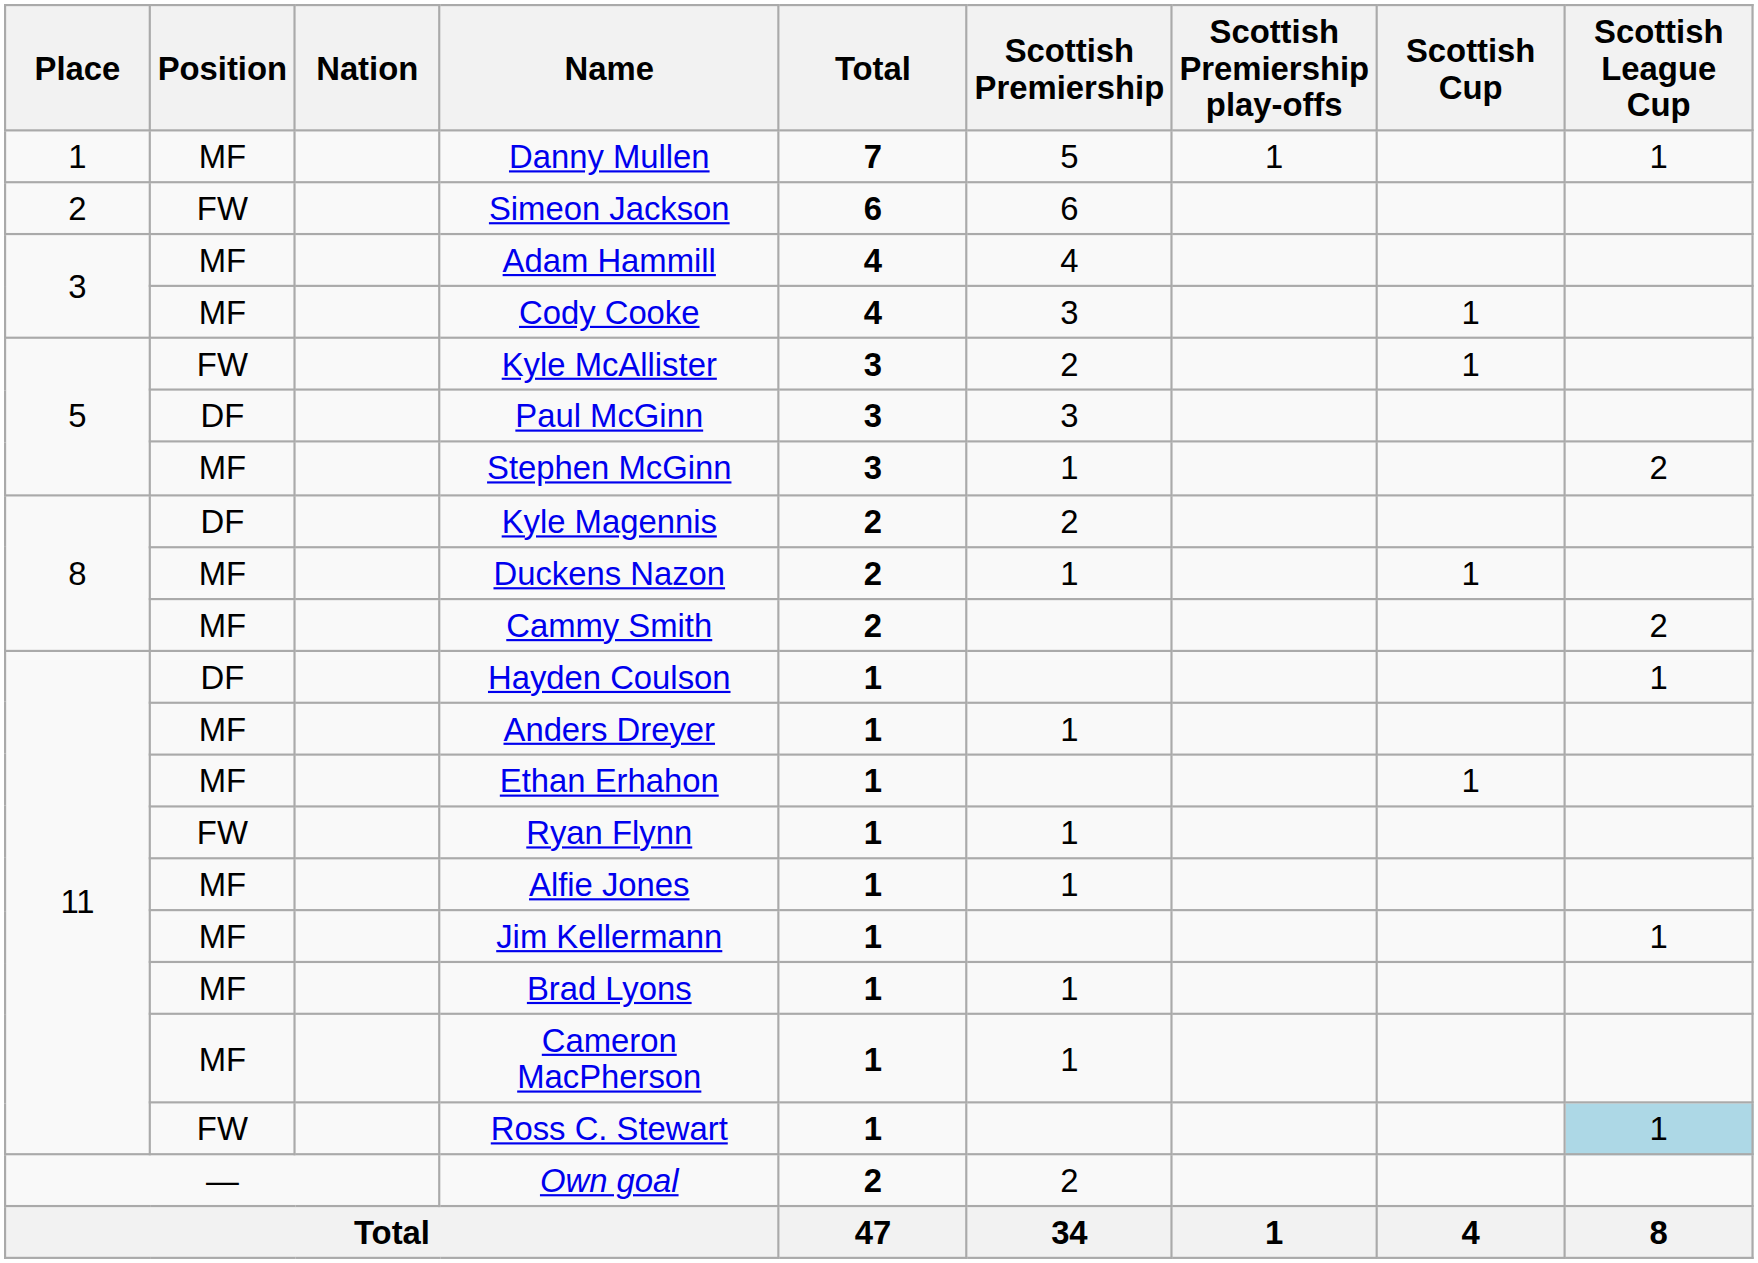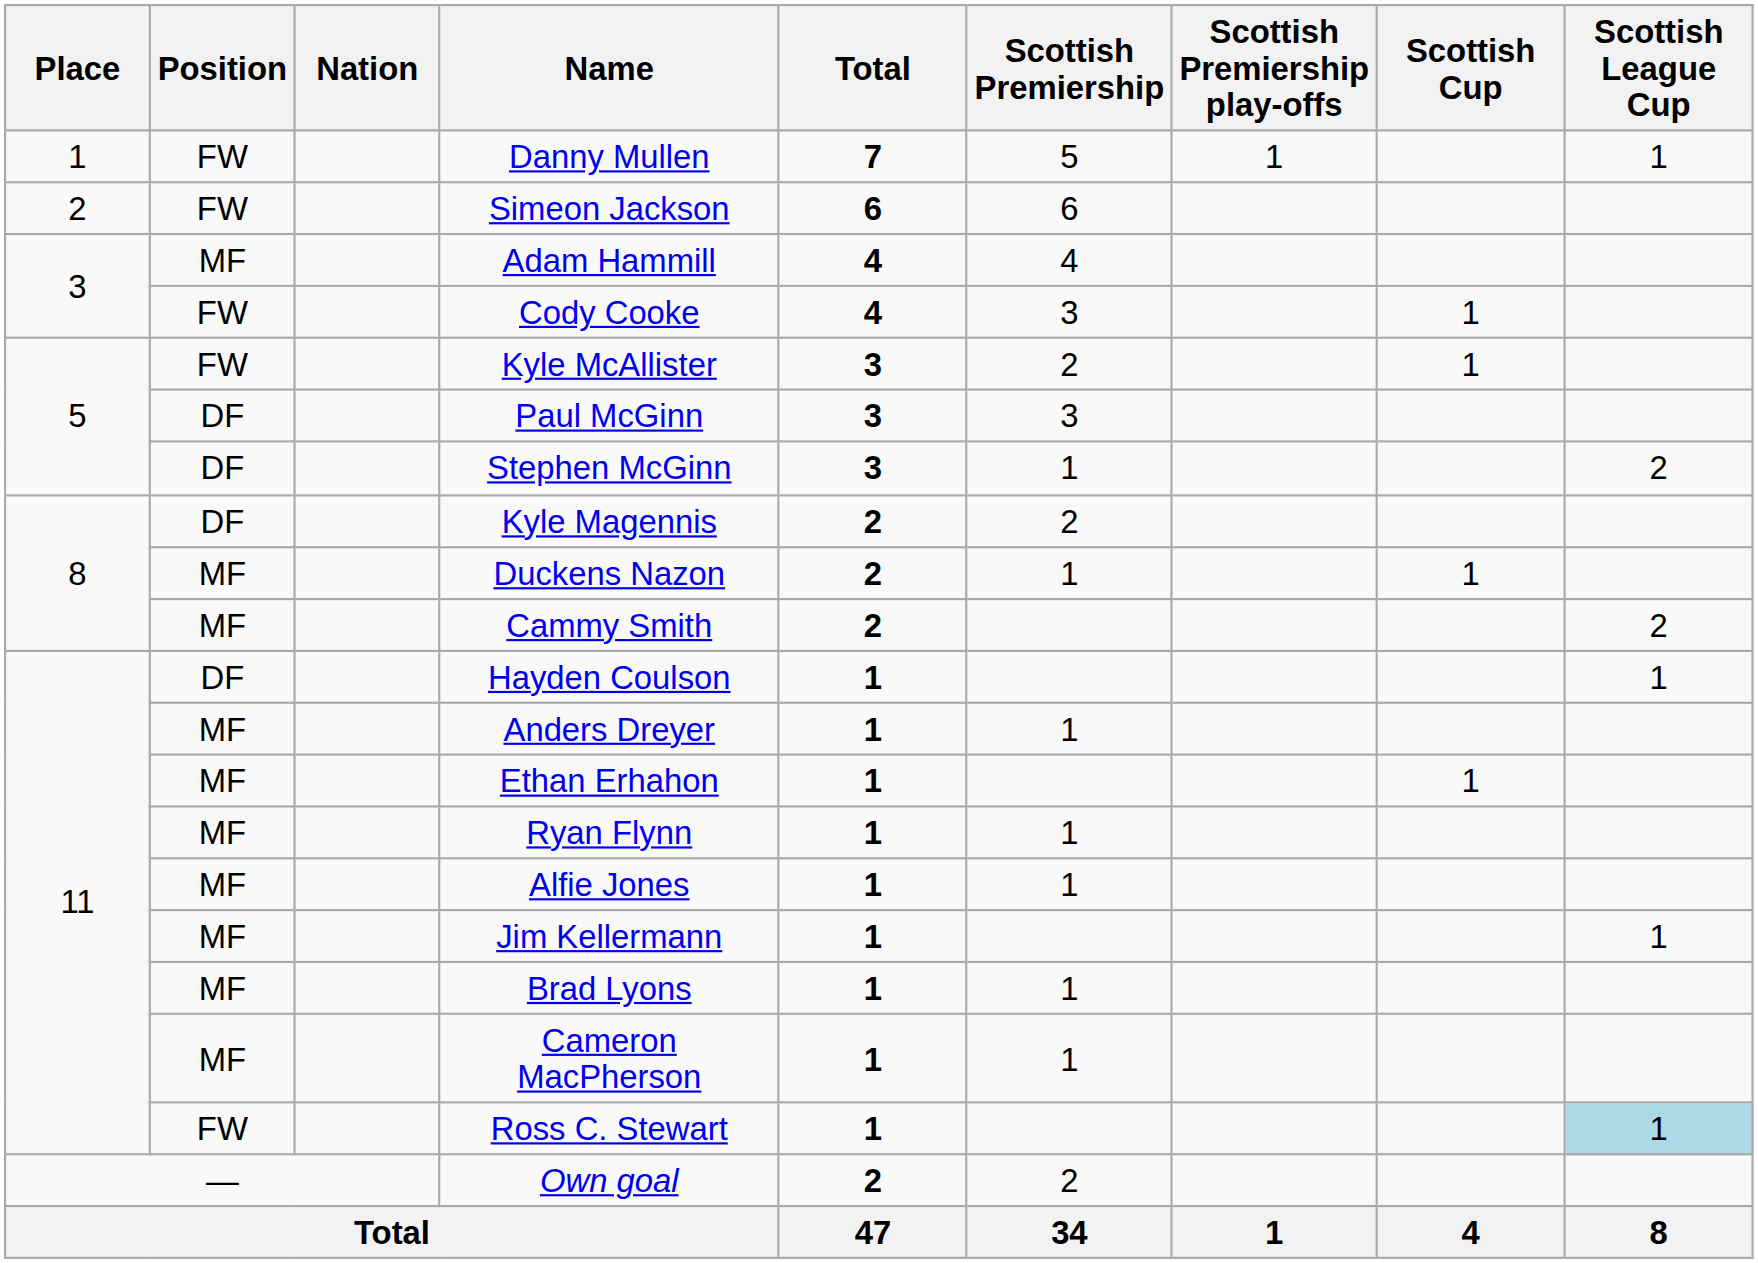(222, 157) MF -> (222, 157) FW
(222, 313) MF -> (222, 313) FW
(222, 469) MF -> (222, 469) DF
(222, 832) FW -> (222, 832) MF
